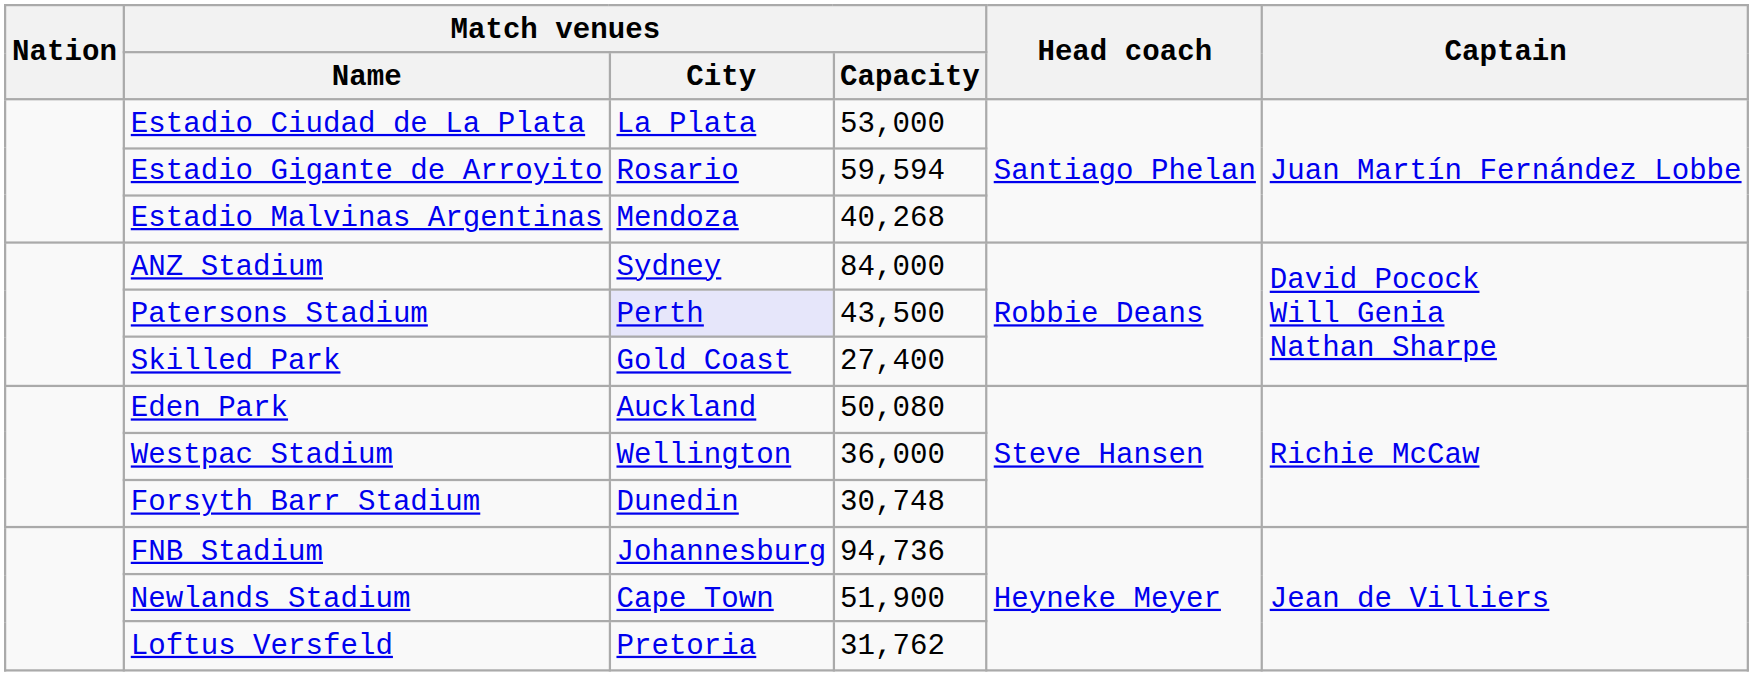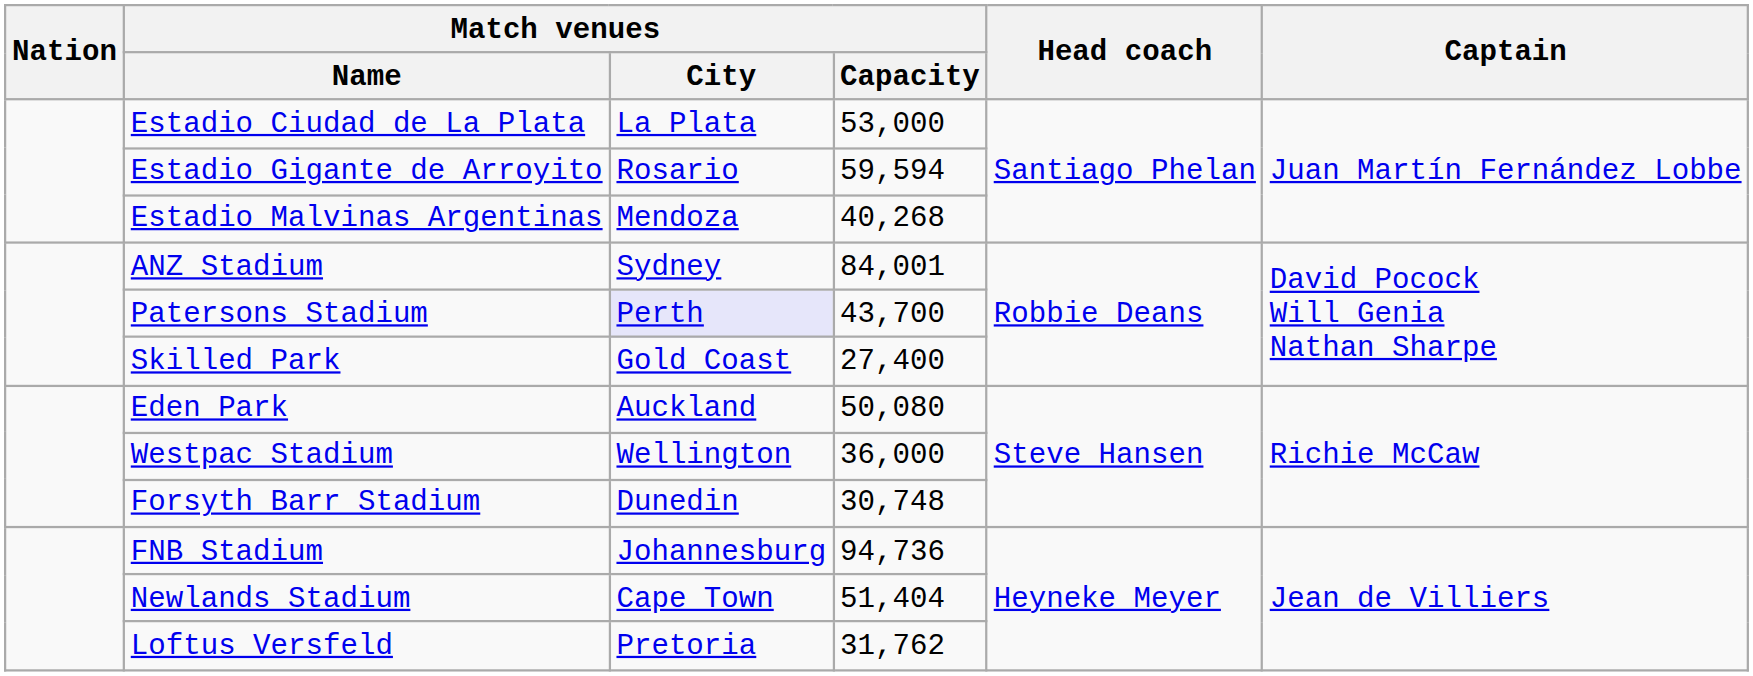(892, 266) 84,000 -> (892, 266) 84,001
(892, 314) 43,500 -> (892, 314) 43,700
(892, 598) 51,900 -> (892, 598) 51,404
